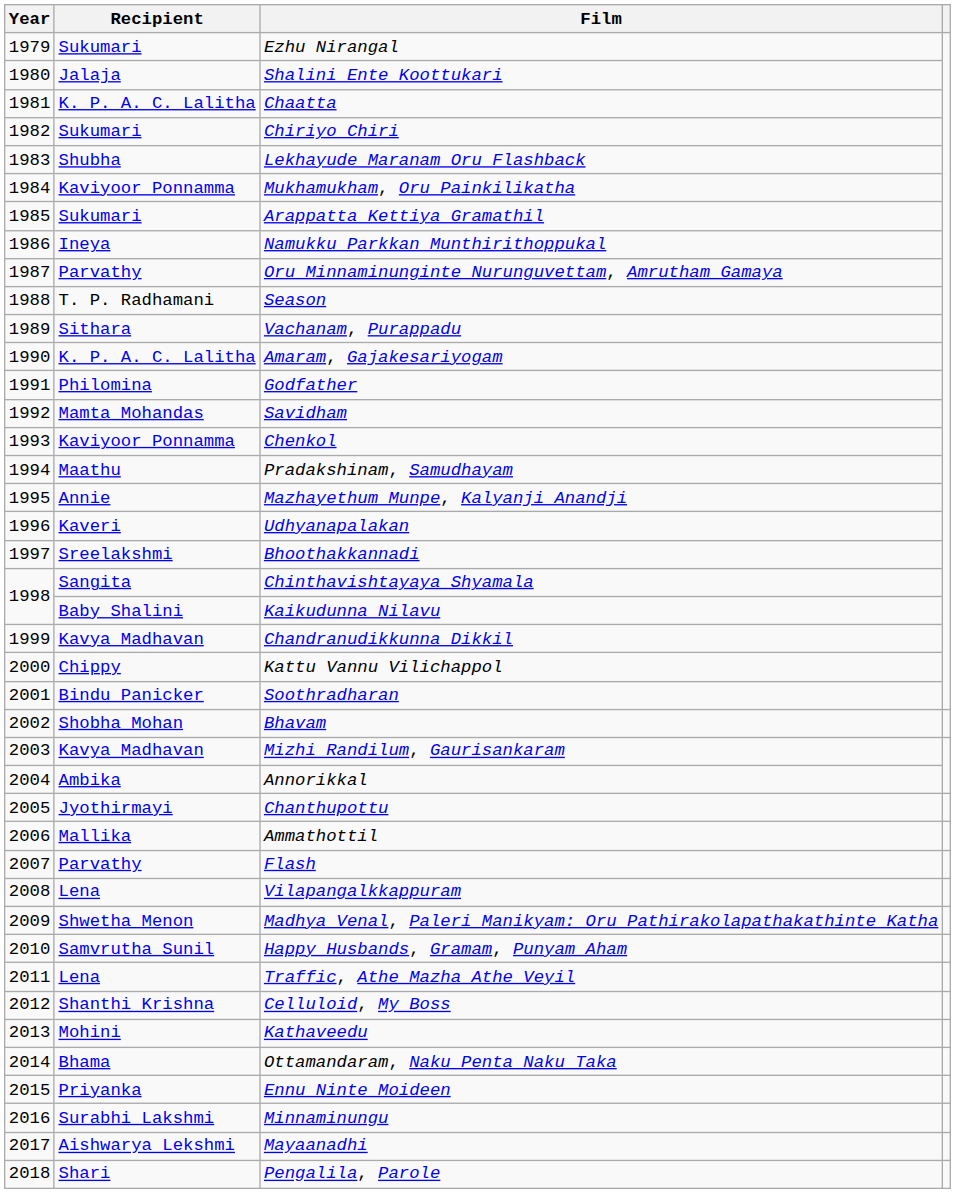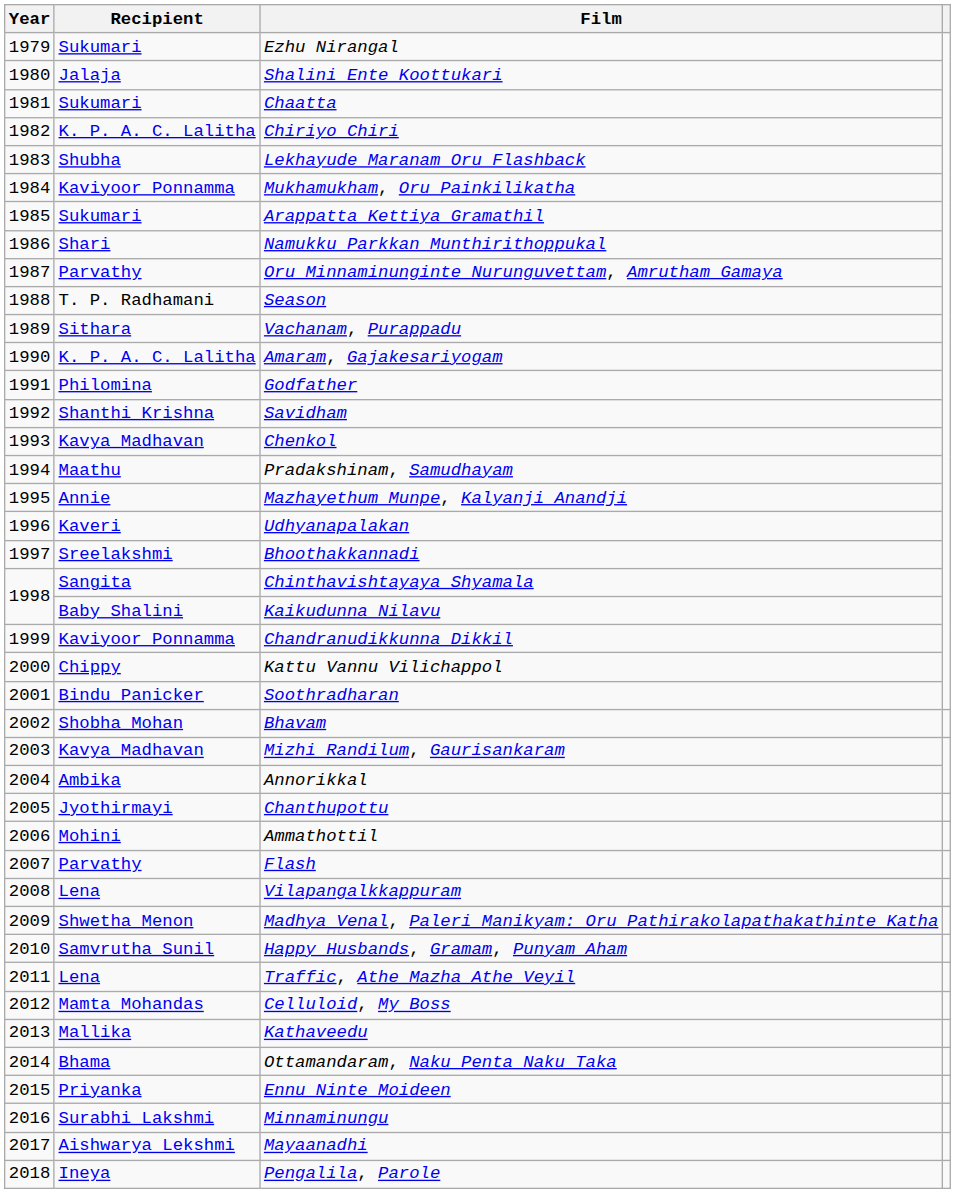(157, 103) K. P. A. C. Lalitha -> (100, 103) Sukumari
(100, 131) Sukumari -> (157, 131) K. P. A. C. Lalitha
(84, 244) Ineya -> (84, 244) Shari
(131, 413) Mamta Mohandas -> (136, 413) Shanthi Krishna
(147, 441) Kaviyoor Ponnamma -> (131, 441) Kavya Madhavan
(131, 639) Kavya Madhavan -> (147, 639) Kaviyoor Ponnamma
(95, 836) Mallika -> (90, 836) Mohini
(136, 1005) Shanthi Krishna -> (131, 1005) Mamta Mohandas
(90, 1033) Mohini -> (95, 1033) Mallika
(84, 1174) Shari -> (84, 1174) Ineya
